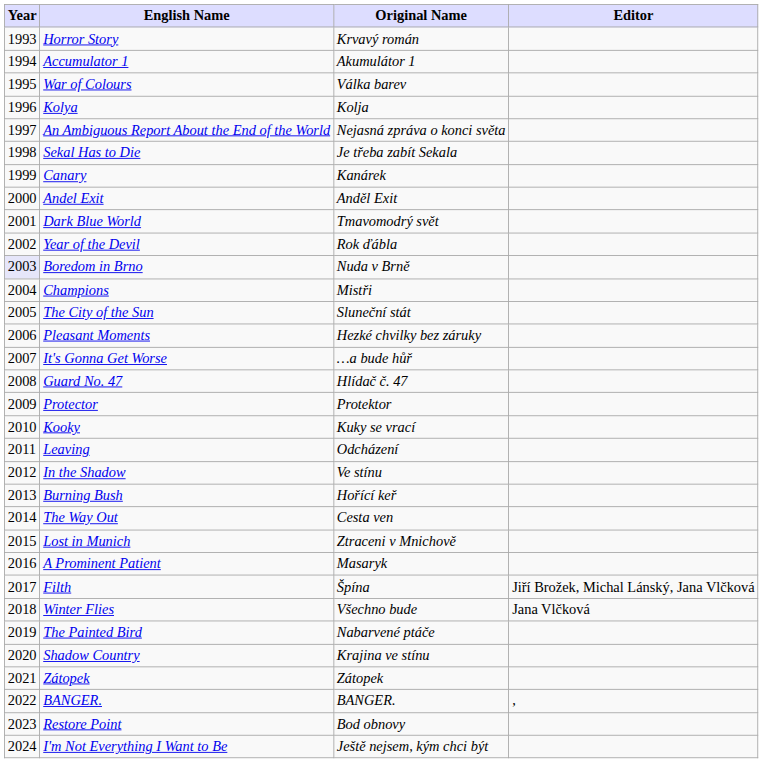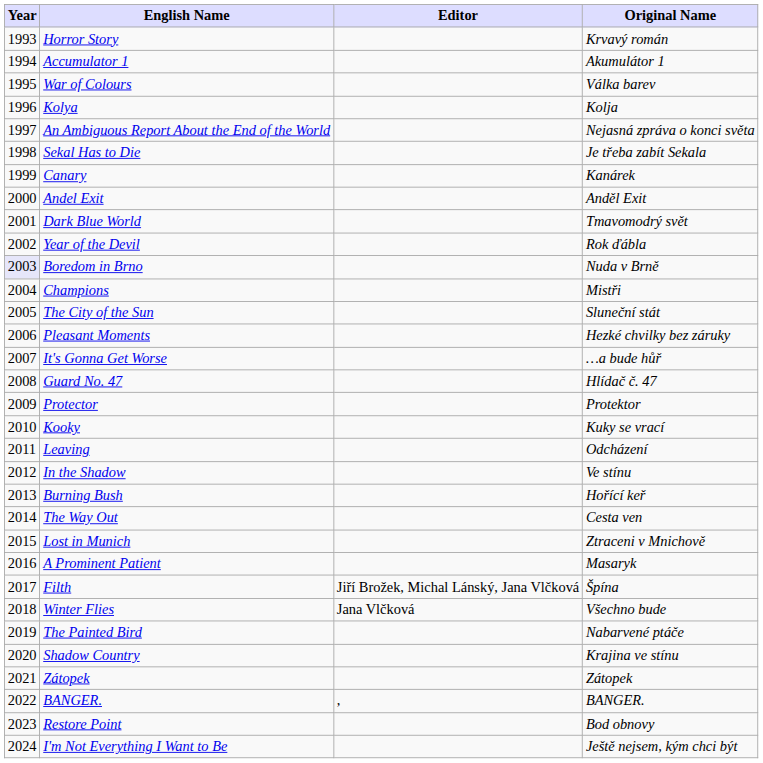columns swapped: (421, 15) <-> (633, 15)
